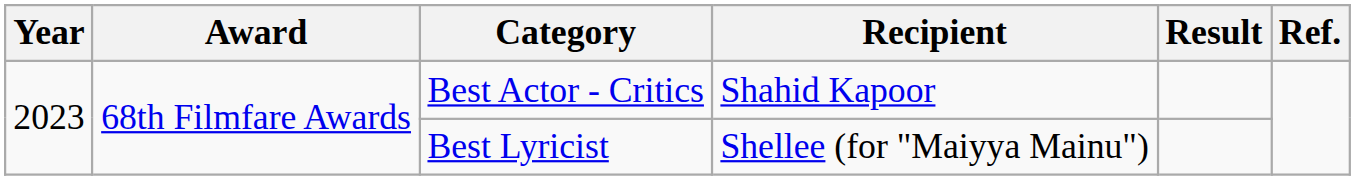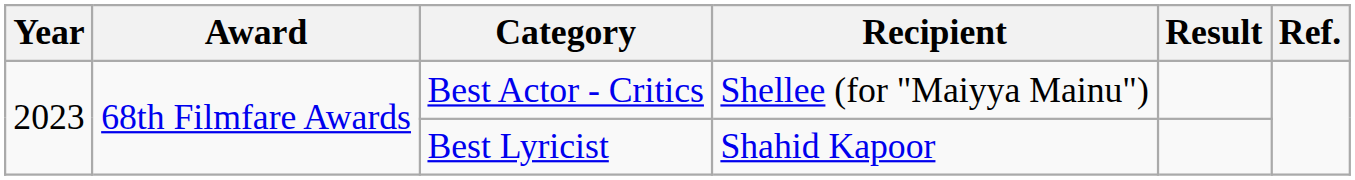(828, 89) Shahid Kapoor -> (935, 89) Shellee (for "Maiyya Mainu")
(935, 145) Shellee (for "Maiyya Mainu") -> (828, 145) Shahid Kapoor
